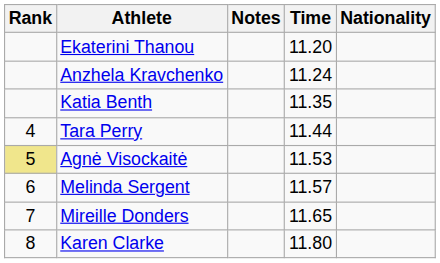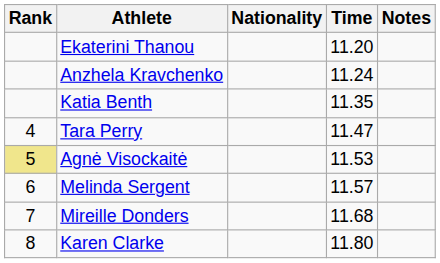columns swapped: (386, 18) <-> (256, 18)
(310, 131) 11.44 -> (352, 131) 11.47
(310, 215) 11.65 -> (352, 215) 11.68
